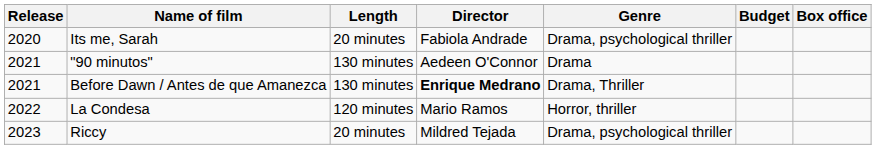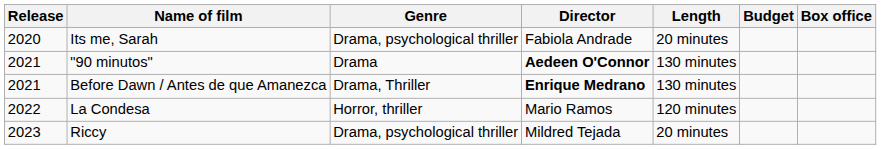columns swapped: (640, 16) <-> (373, 16)
(479, 62) normal -> (587, 62) bold
